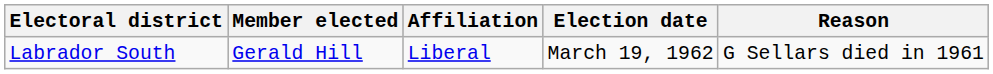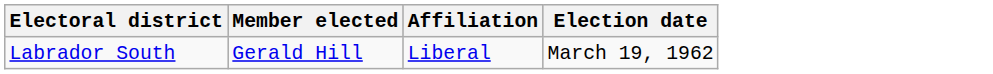- column: (853, 21)
